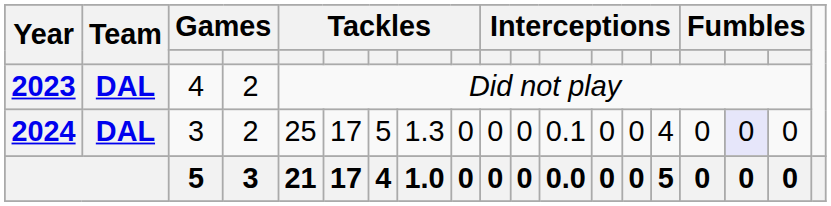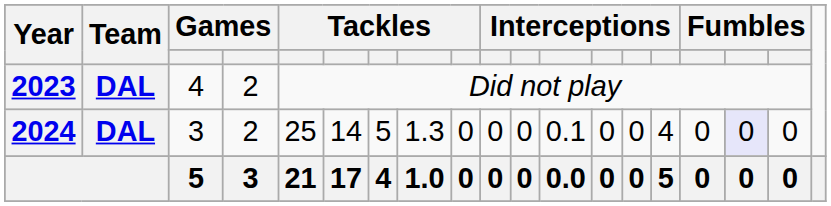(346, 131) 17 -> (346, 131) 14
